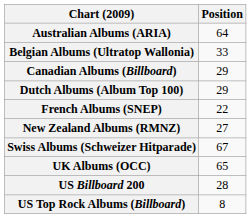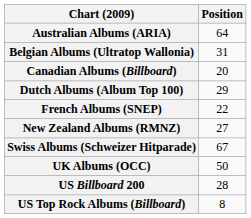(222, 52) 33 -> (222, 52) 31
(222, 71) 29 -> (222, 71) 20
(222, 166) 65 -> (222, 166) 50
